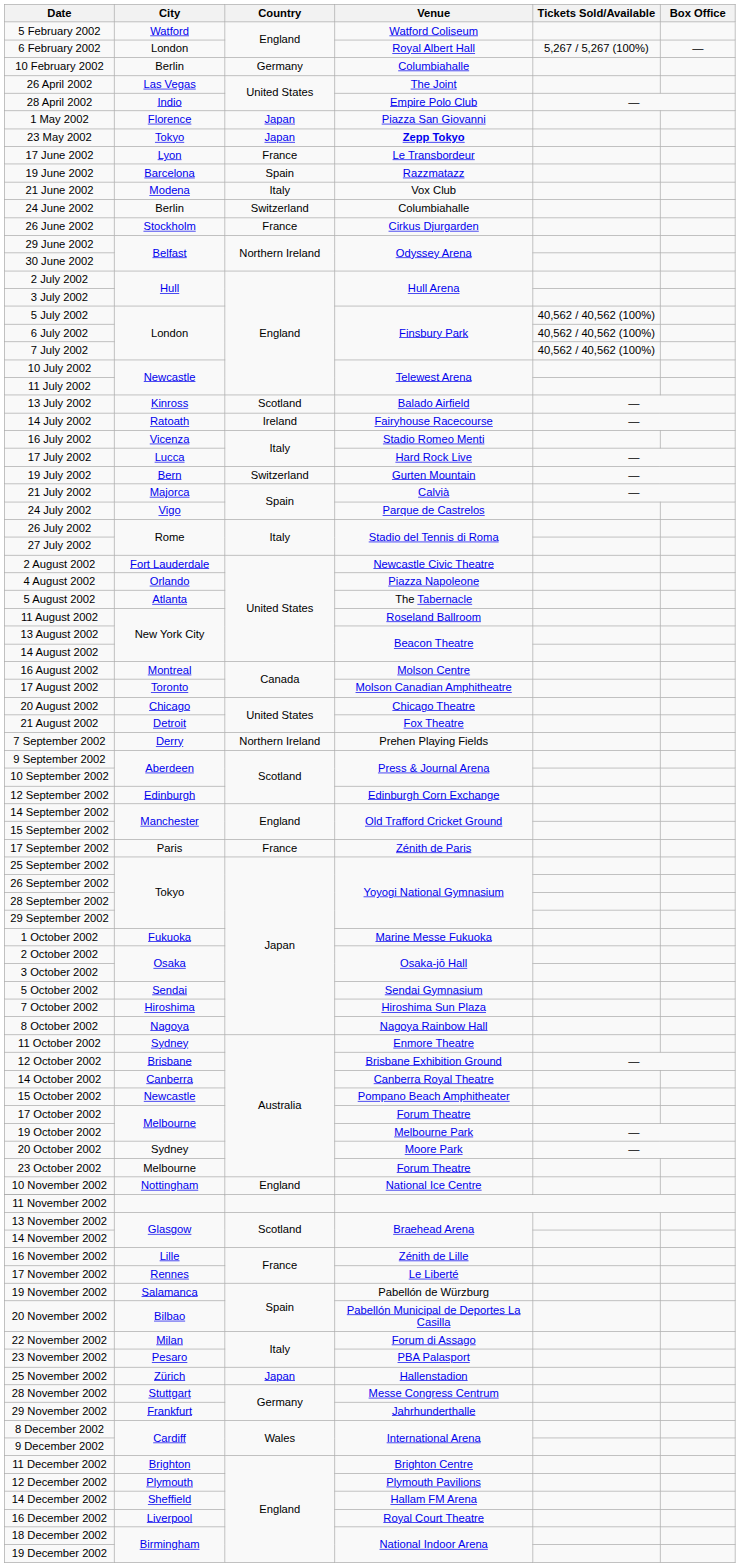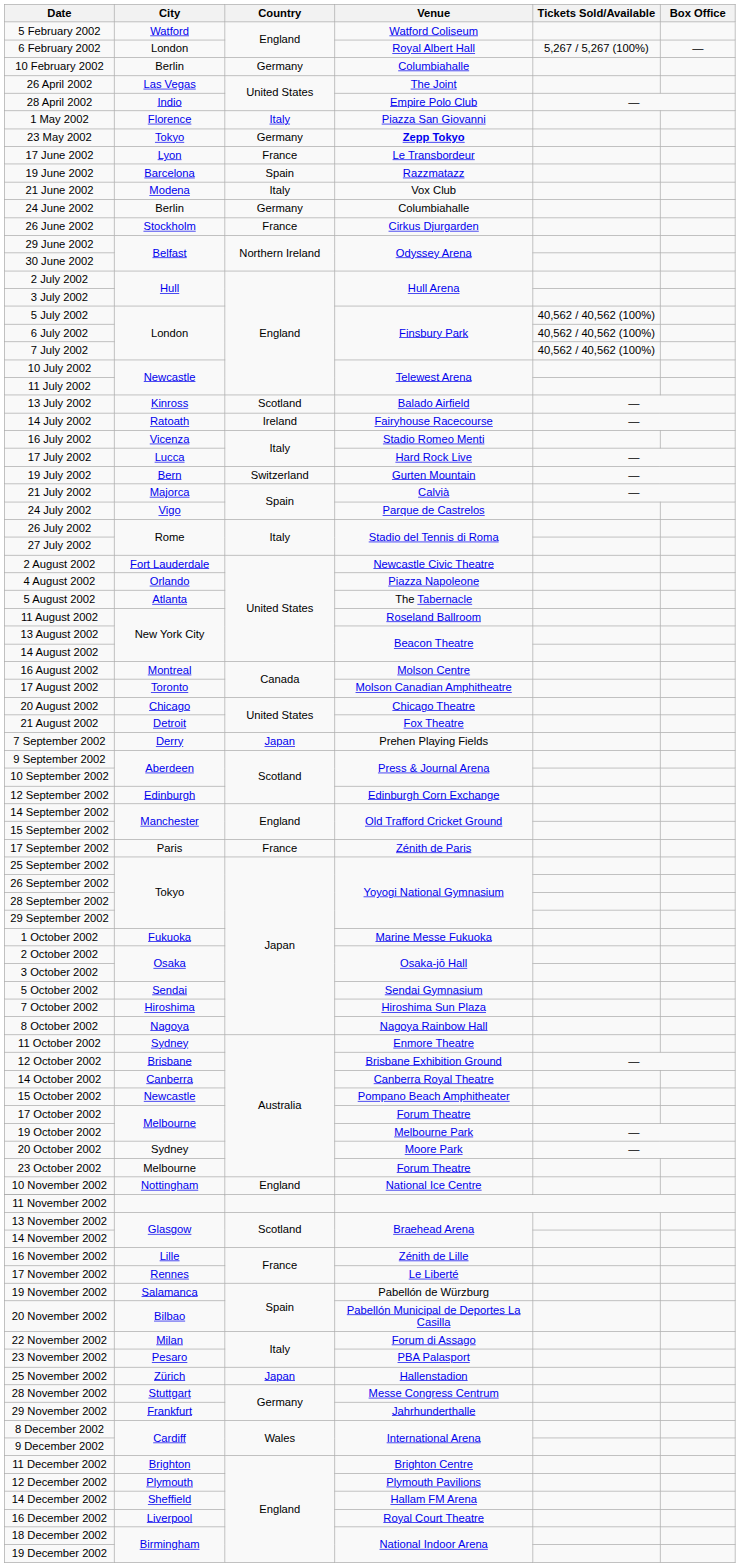(280, 119) Japan -> (280, 119) Italy
(280, 137) Japan -> (280, 137) Germany
(280, 208) Switzerland -> (280, 208) Germany
(280, 741) Northern Ireland -> (280, 741) Japan
